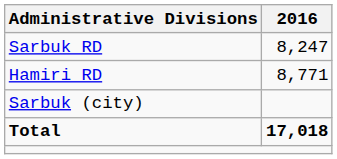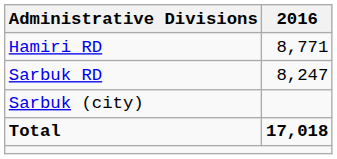rows swapped: (55, 75) <-> (55, 47)
